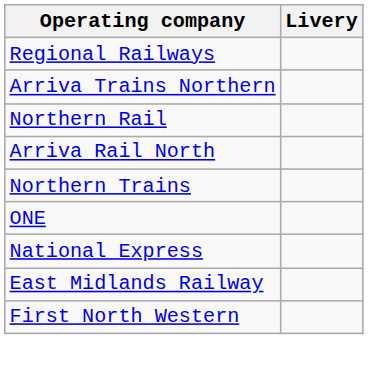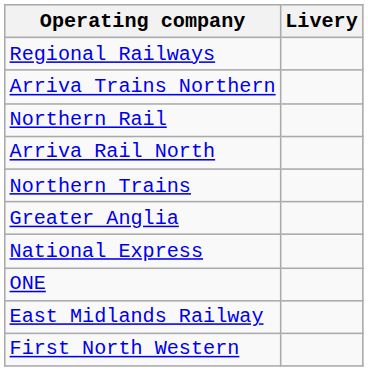+ row: (94, 218)
rows swapped: (28, 218) <-> (106, 251)
